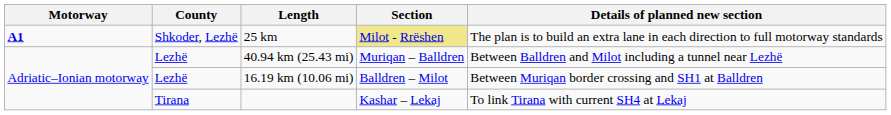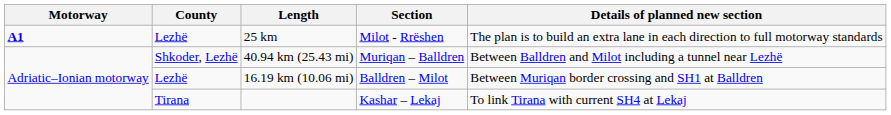(196, 36) Shkoder, Lezhë -> (171, 36) Lezhë
(401, 36) khaki background -> (401, 36) no background
(171, 57) Lezhë -> (196, 57) Shkoder, Lezhë
